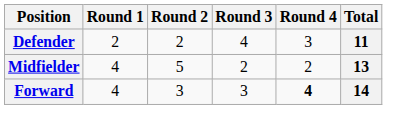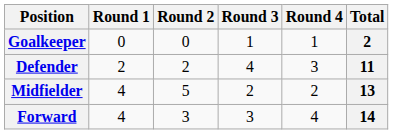+ row: (47, 41)
(308, 91) bold -> (314, 116) normal
